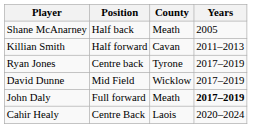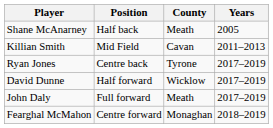(120, 47) Half forward -> (118, 47) Mid Field
(113, 81) Mid Field -> (124, 81) Half forward
(220, 98) bold -> (241, 98) normal
+ row: (49, 115)
- row: (33, 115)
